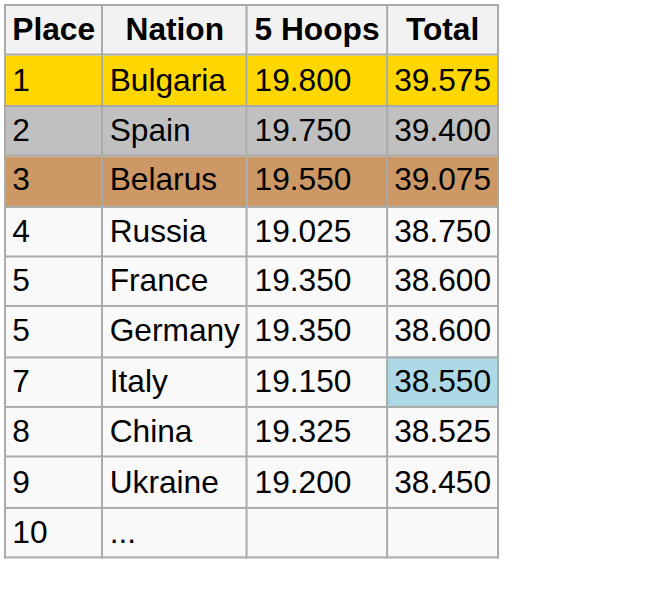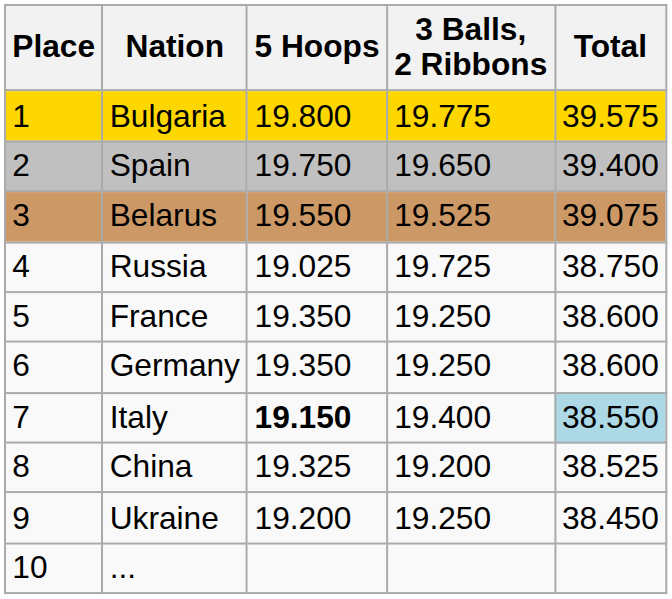+ column: (471, 47)
(21, 331) 5 -> (21, 366) 6
(303, 381) normal -> (303, 416) bold
